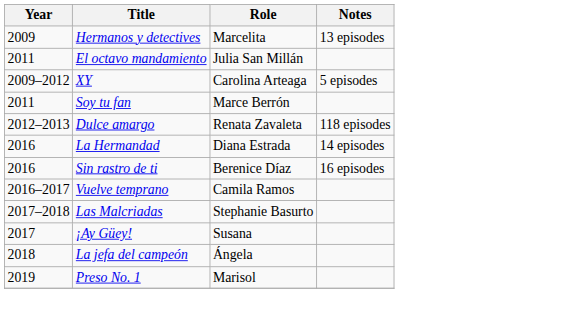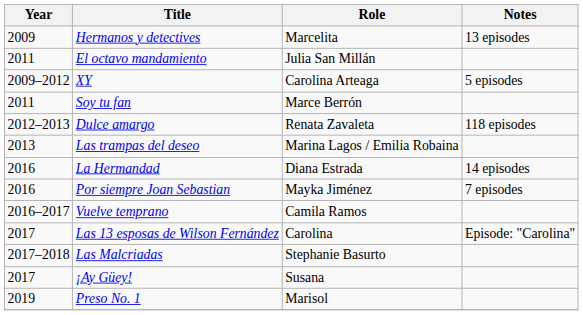+ row: (138, 146)
+ row: (153, 189)
- row: (117, 168)
+ row: (177, 233)
- row: (132, 255)
